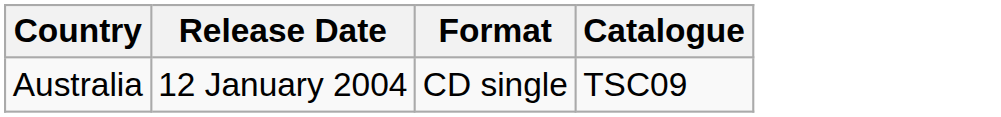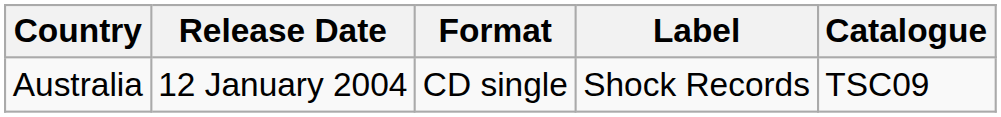+ column: (697, 31)
